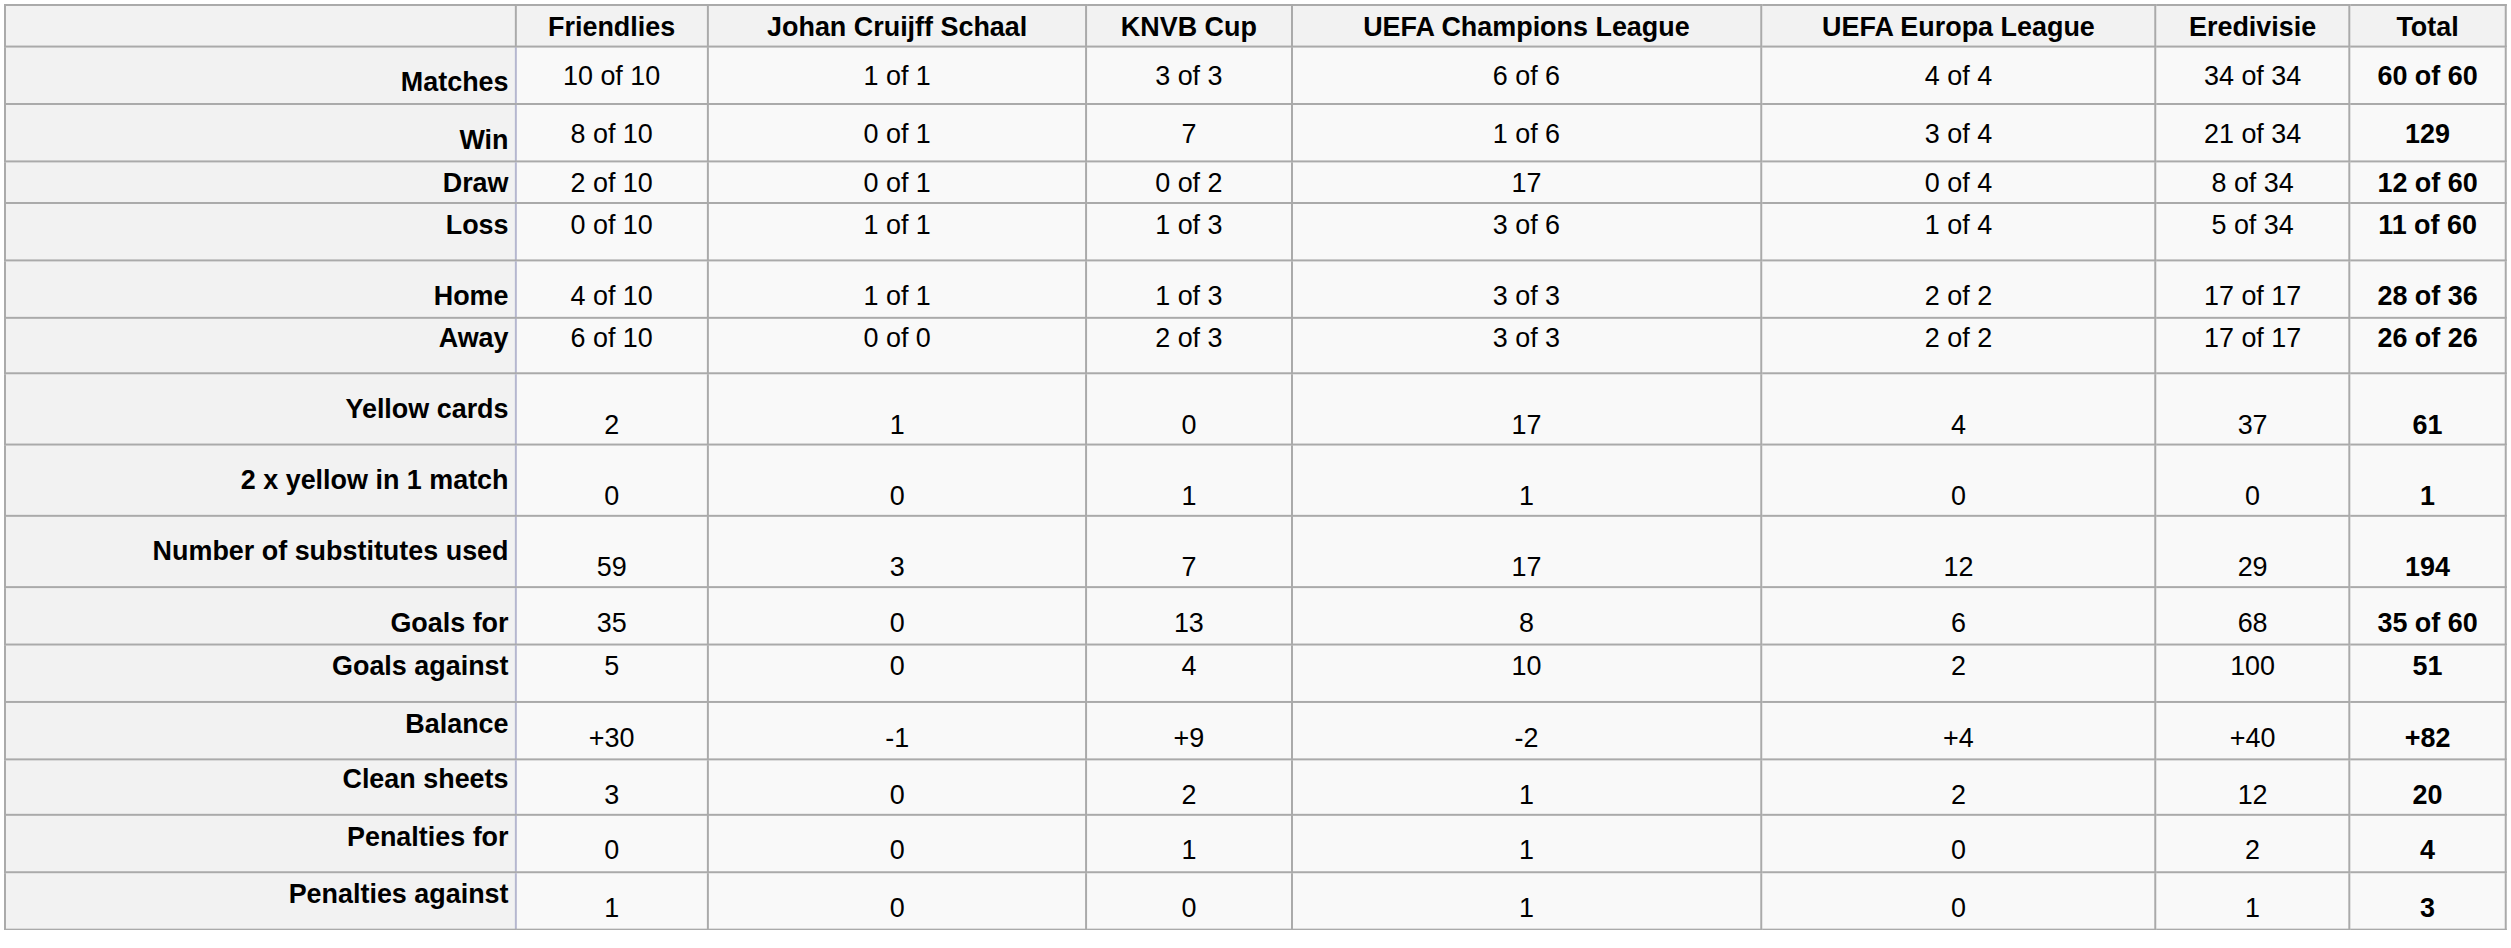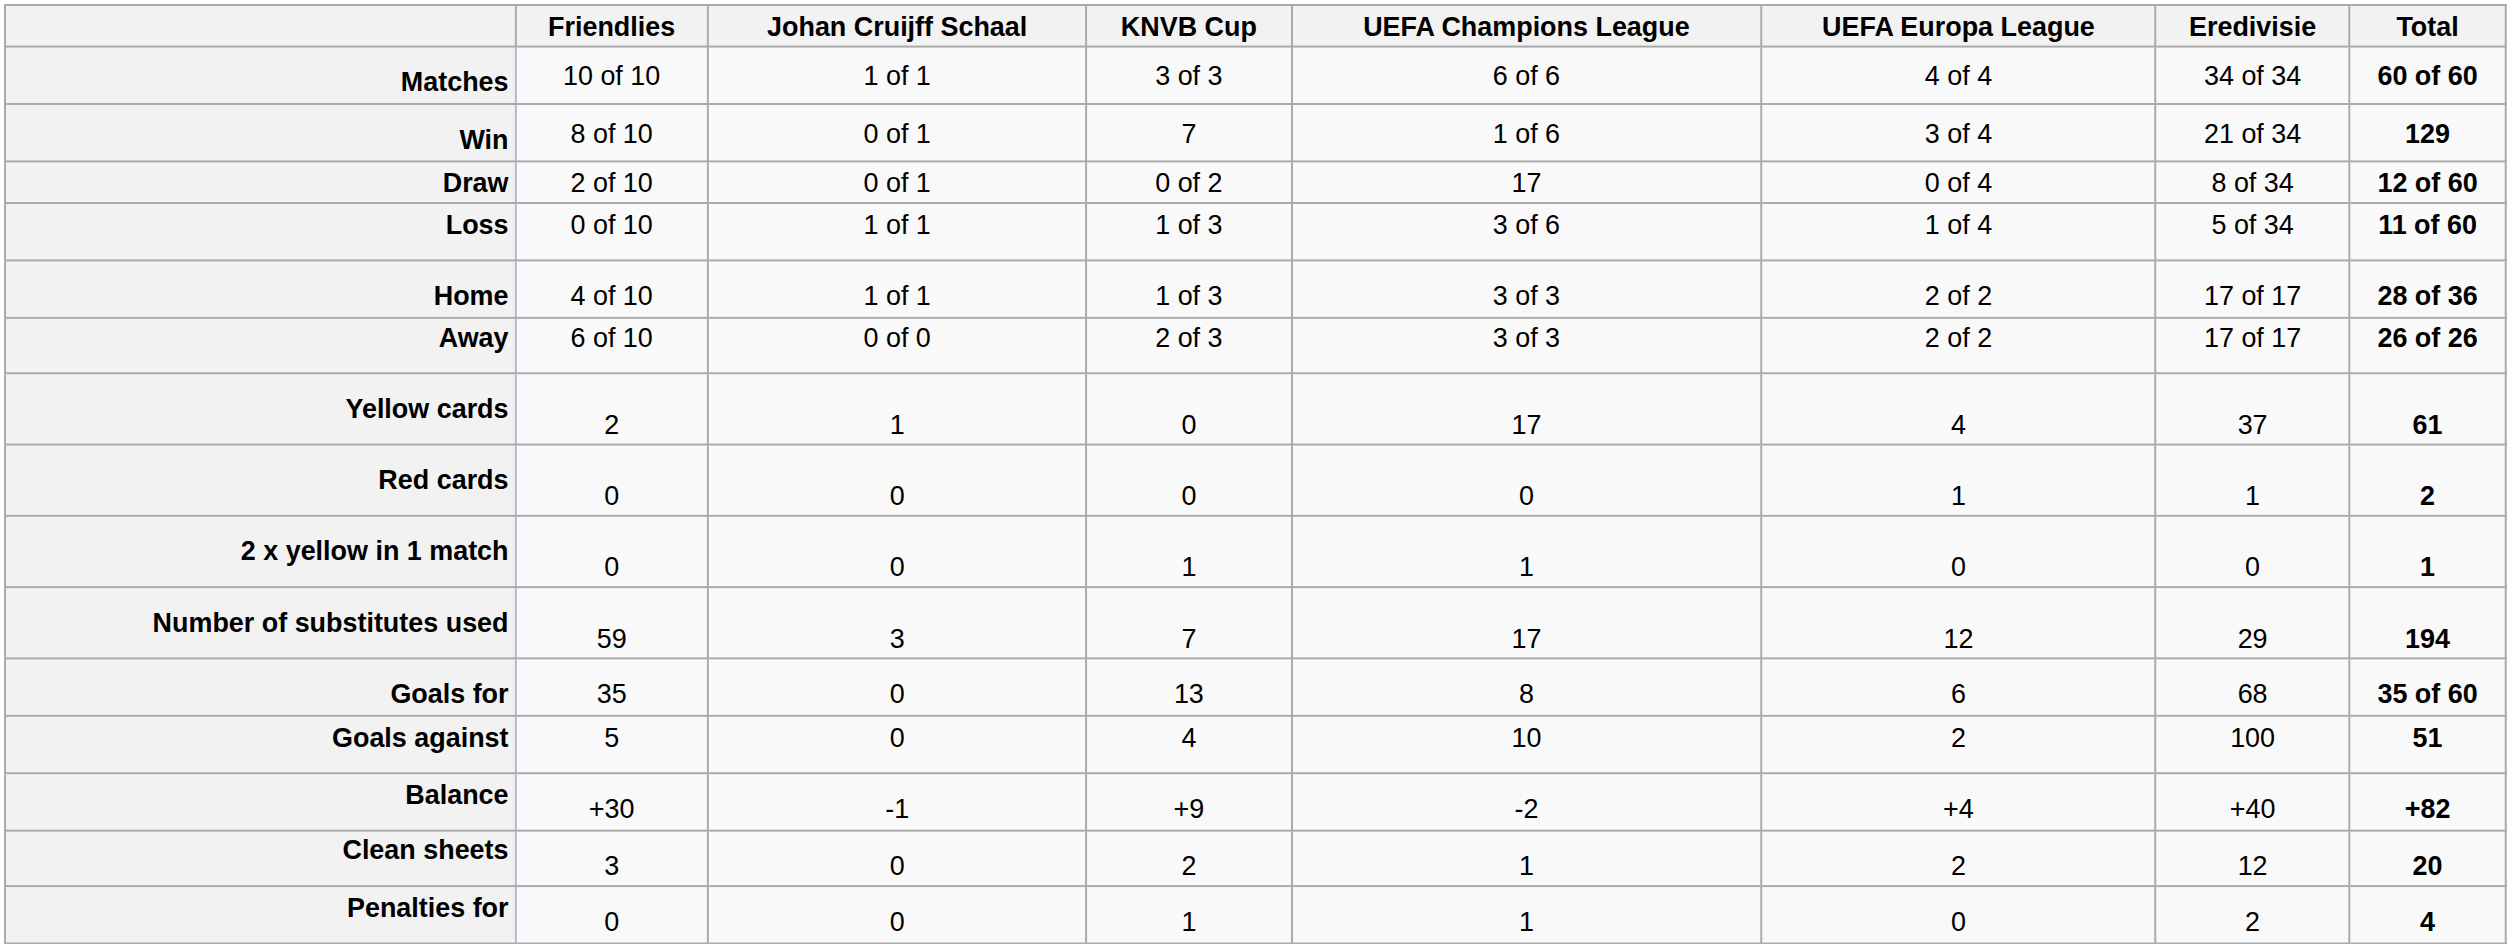+ row: (443, 481)
- row: (399, 893)
